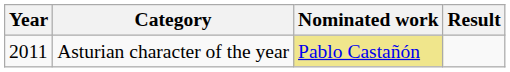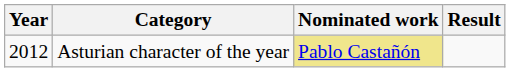(28, 50) 2011 -> (29, 50) 2012
